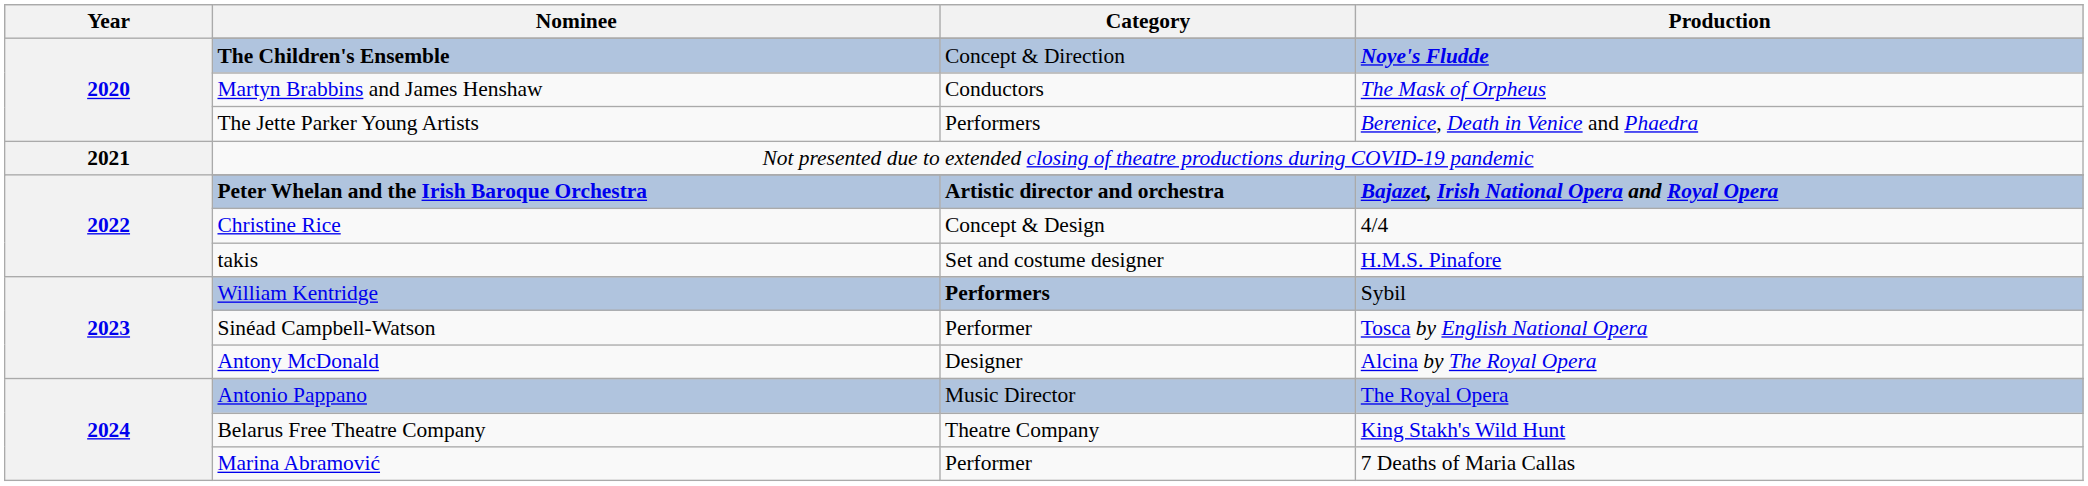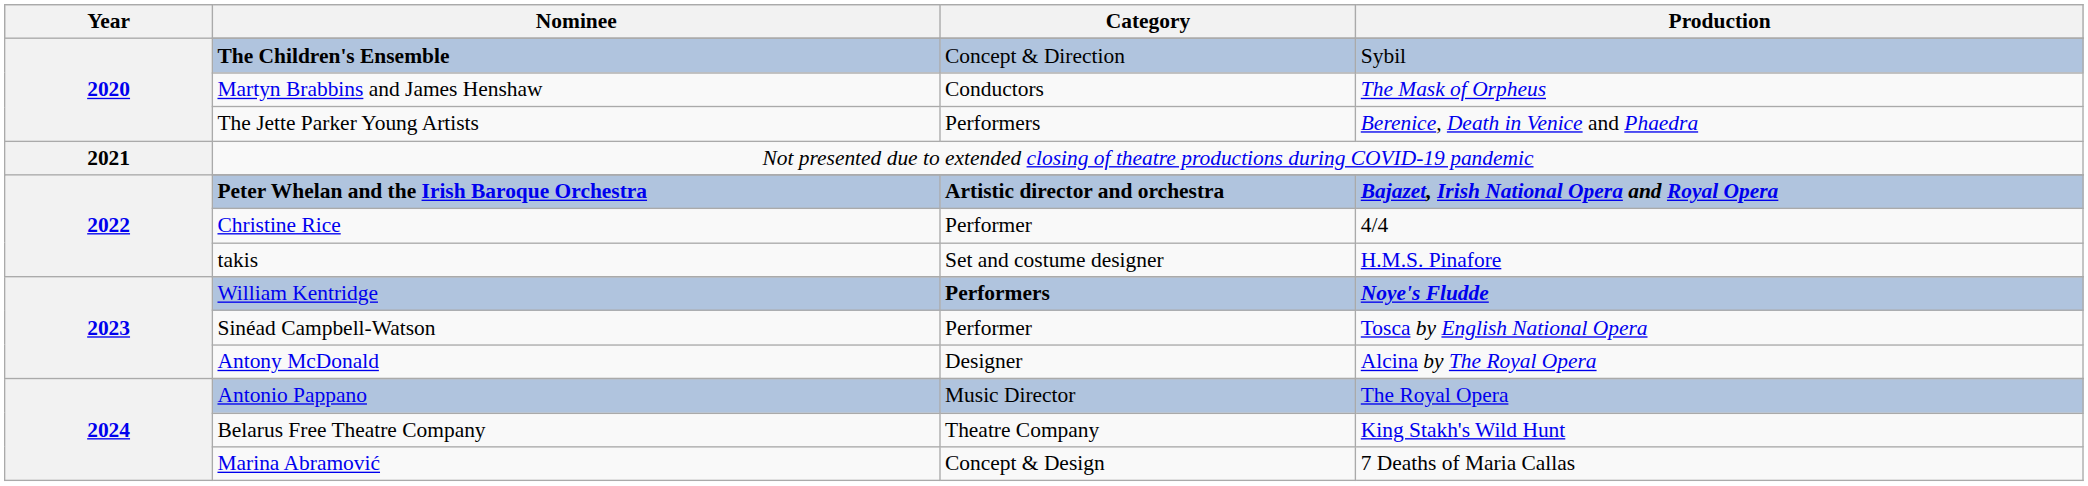(1425, 55) Noye's Fludde -> (1383, 55) Sybil
(1025, 225) Concept & Design -> (988, 225) Performer
(1383, 293) Sybil -> (1425, 293) Noye's Fludde
(988, 463) Performer -> (1025, 463) Concept & Design
